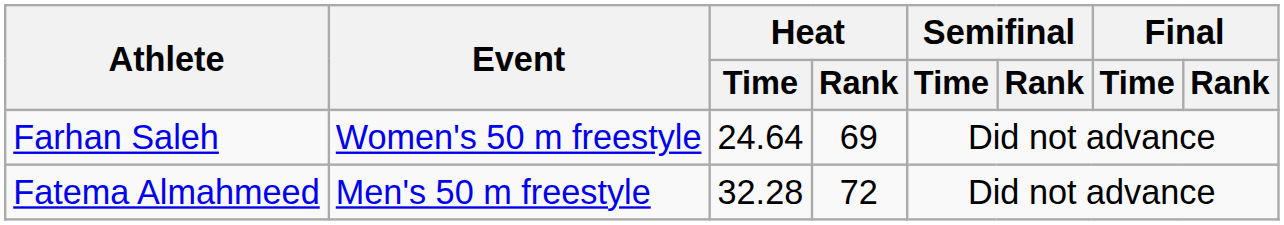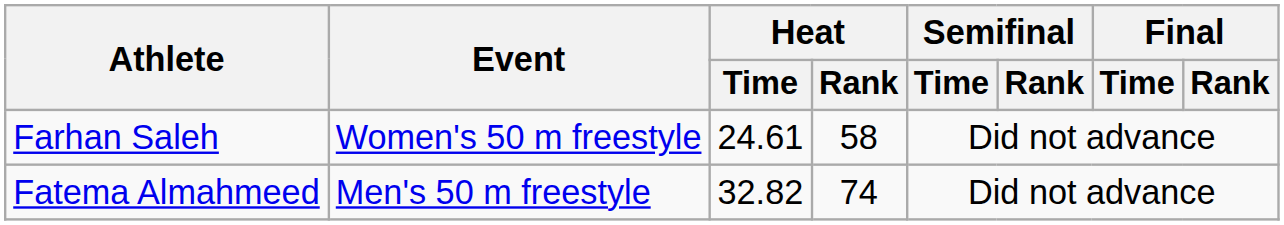(760, 138) 24.64 -> (760, 138) 24.61
(859, 138) 69 -> (859, 138) 58
(760, 192) 32.28 -> (760, 192) 32.82
(859, 192) 72 -> (859, 192) 74
